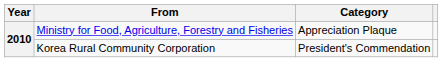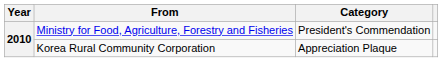(348, 30) Appreciation Plaque -> (364, 30) President's Commendation
(364, 48) President's Commendation -> (348, 48) Appreciation Plaque
